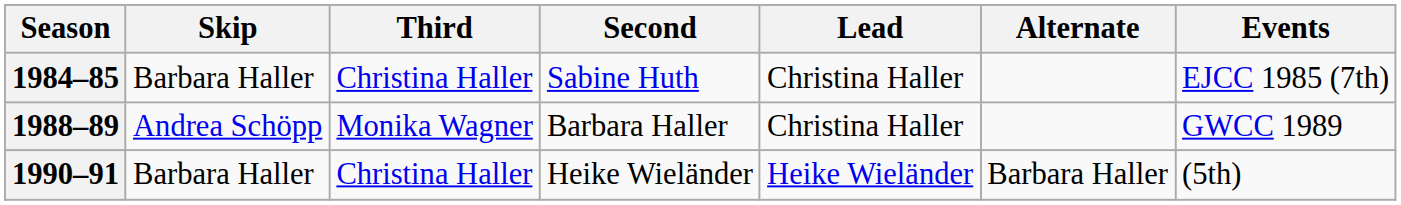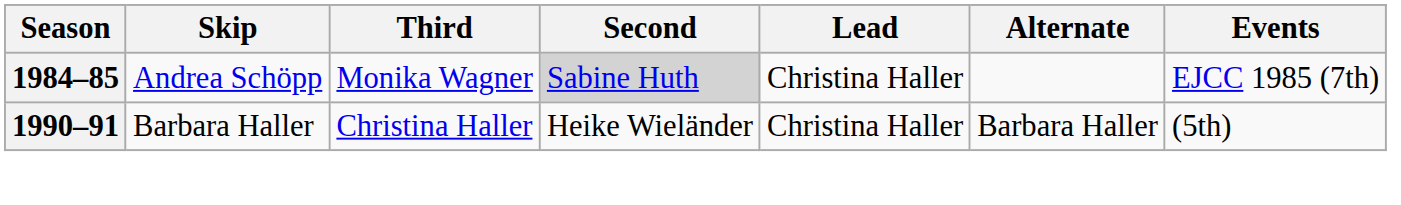(223, 77) Barbara Haller -> (228, 77) Andrea Schöpp
(434, 77) Christina Haller -> (435, 77) Monika Wagner
(623, 77) no background -> (623, 77) lightgrey background
- row: (65, 125)
(870, 174) Heike Wieländer -> (865, 125) Christina Haller
